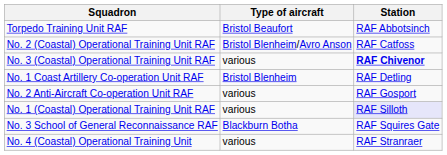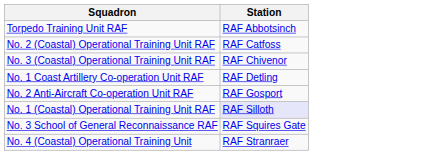- column: (287, 12)
(390, 61) bold -> (255, 61) normal
